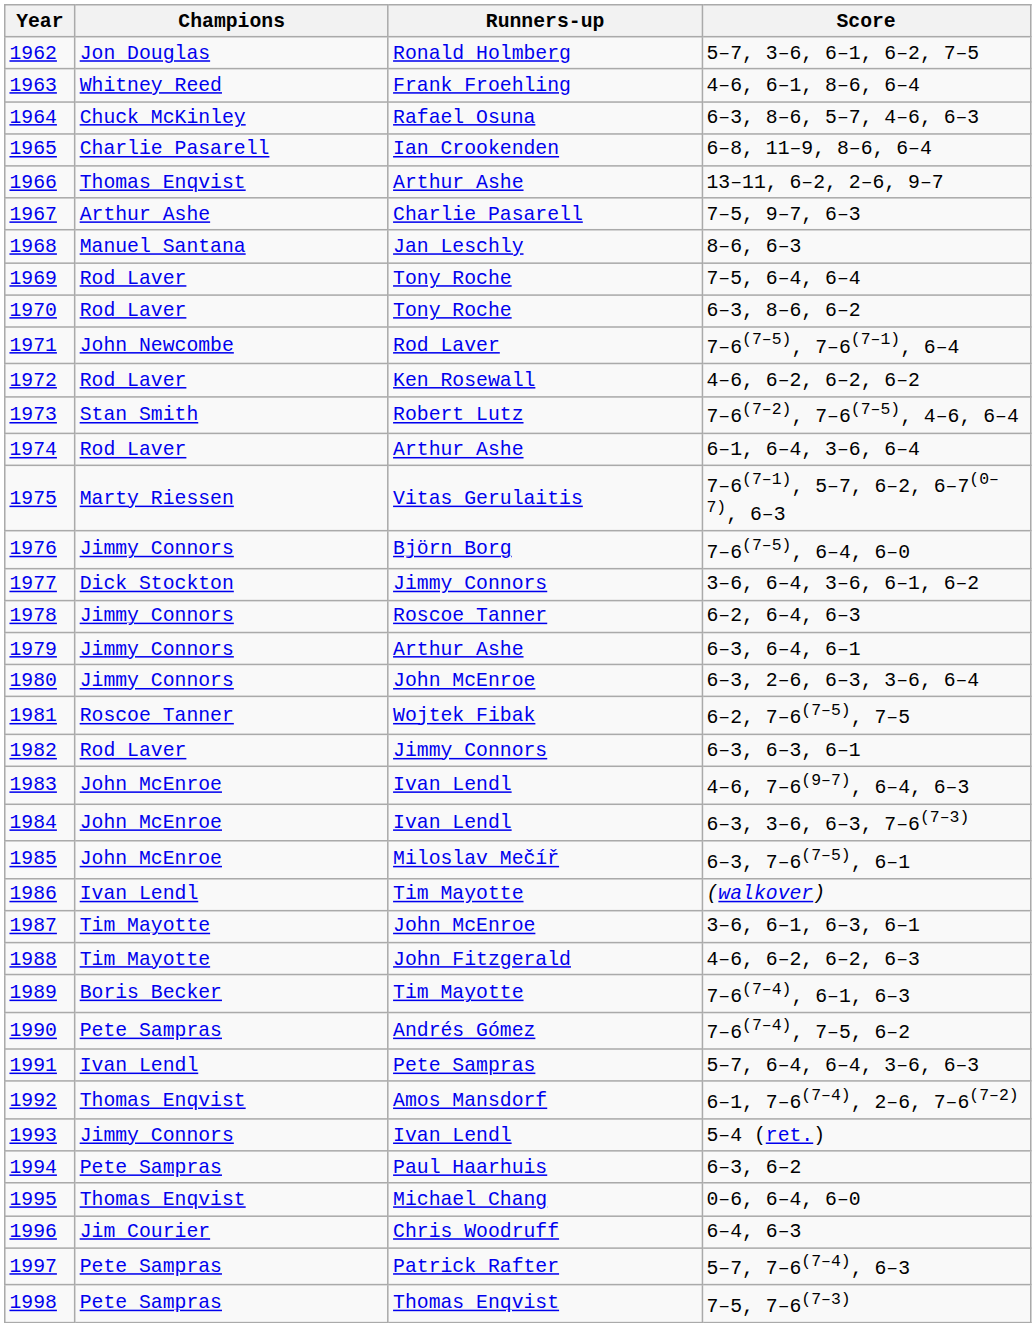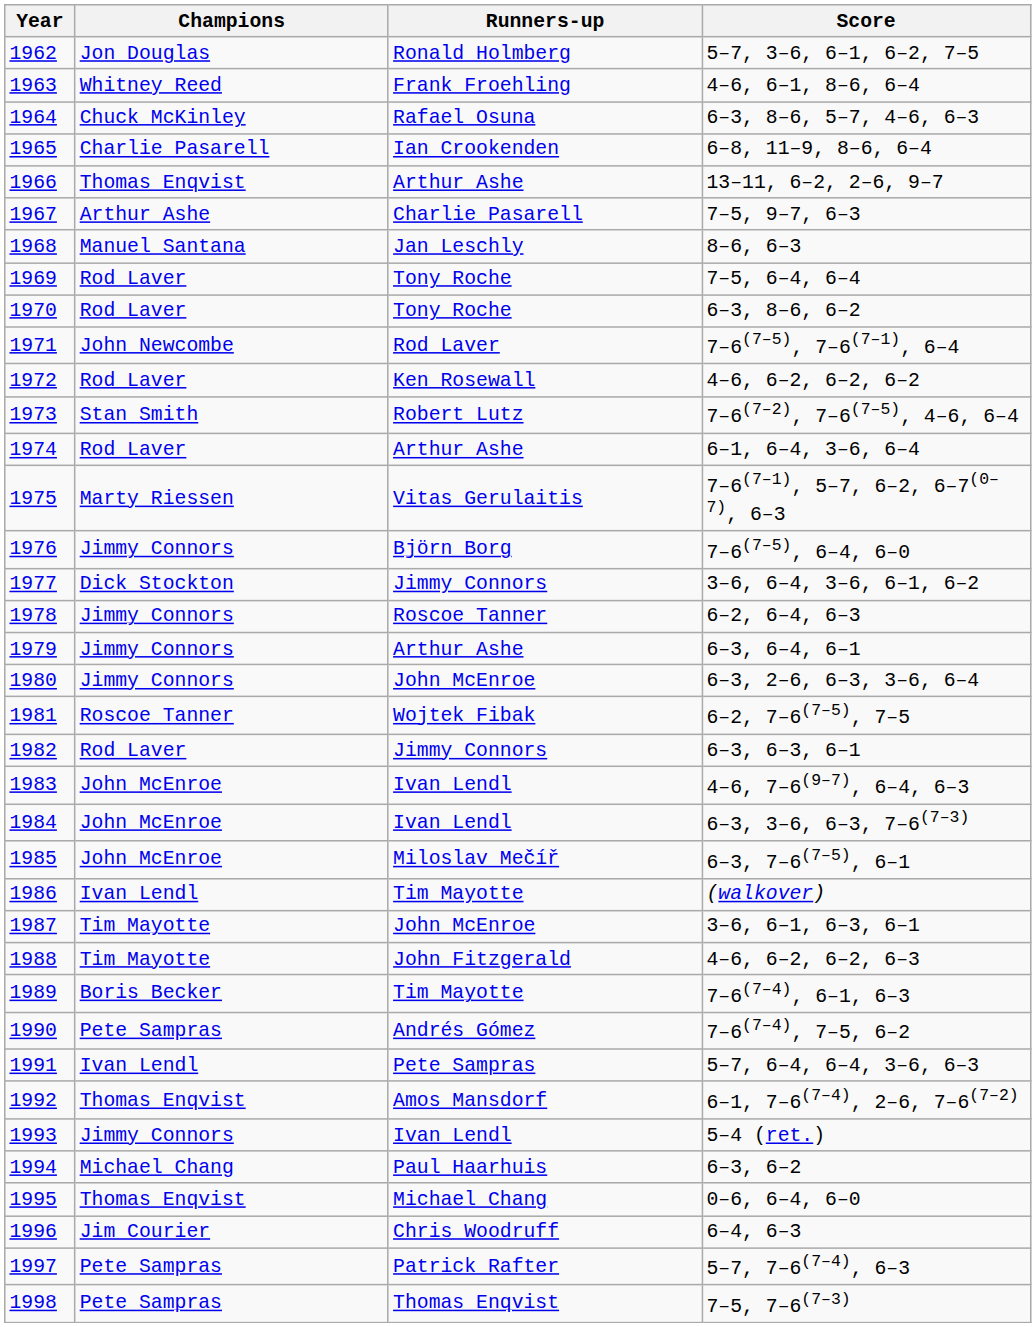(151, 1167) Pete Sampras -> (157, 1167) Michael Chang
